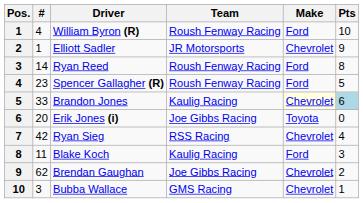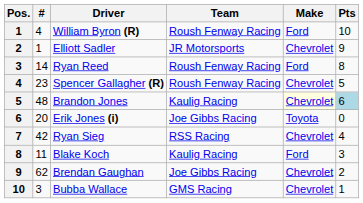(297, 84) Ford -> (310, 84) Chevrolet
(42, 101) 33 -> (42, 101) 48
